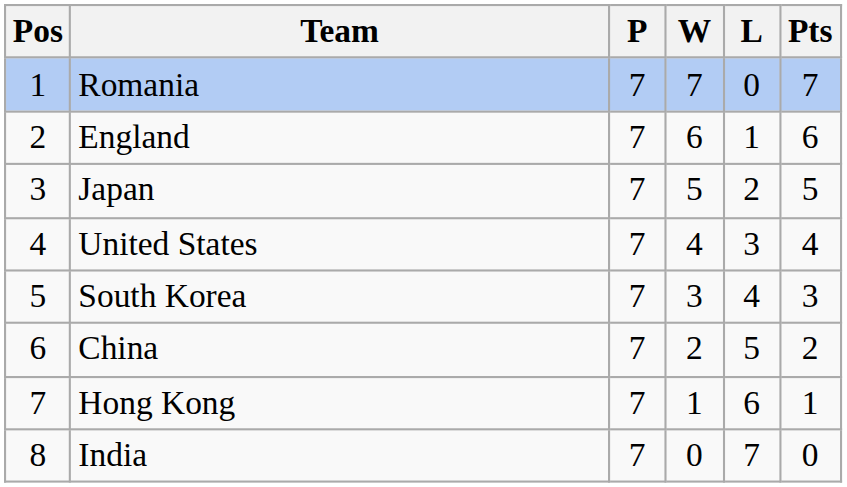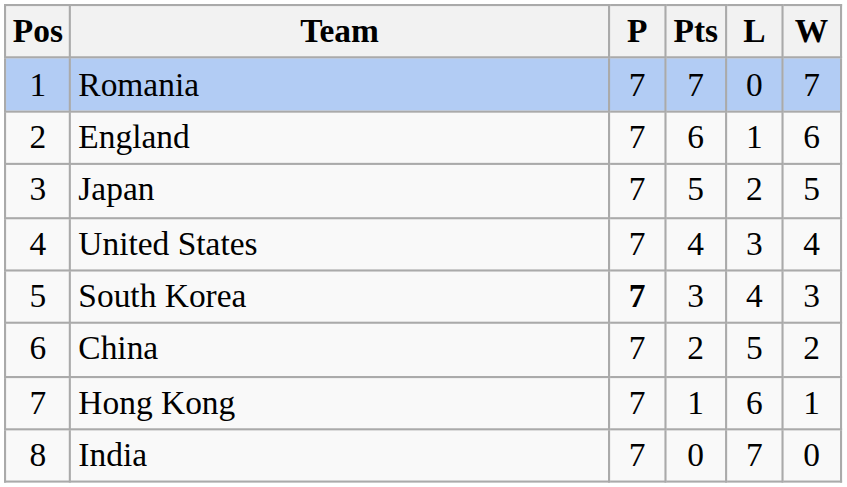columns swapped: (694, 31) <-> (810, 31)
(637, 296) normal -> (637, 296) bold
